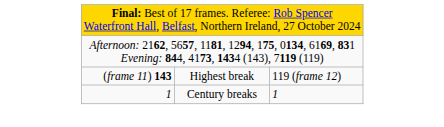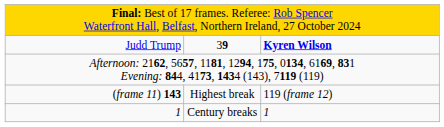+ row: (153, 44)
